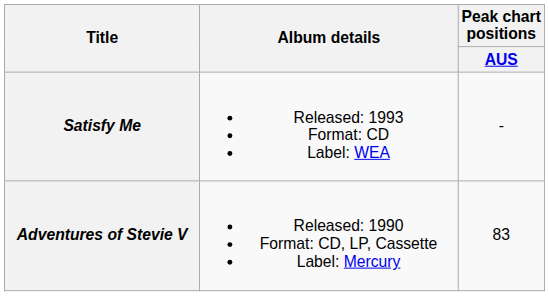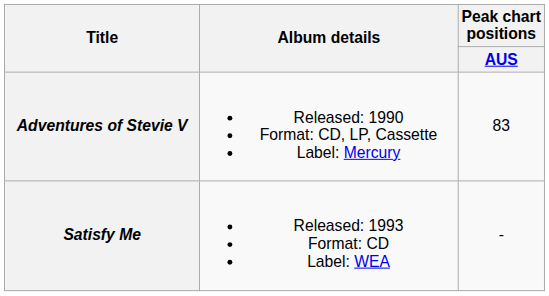rows swapped: (102, 235) <-> (102, 126)
